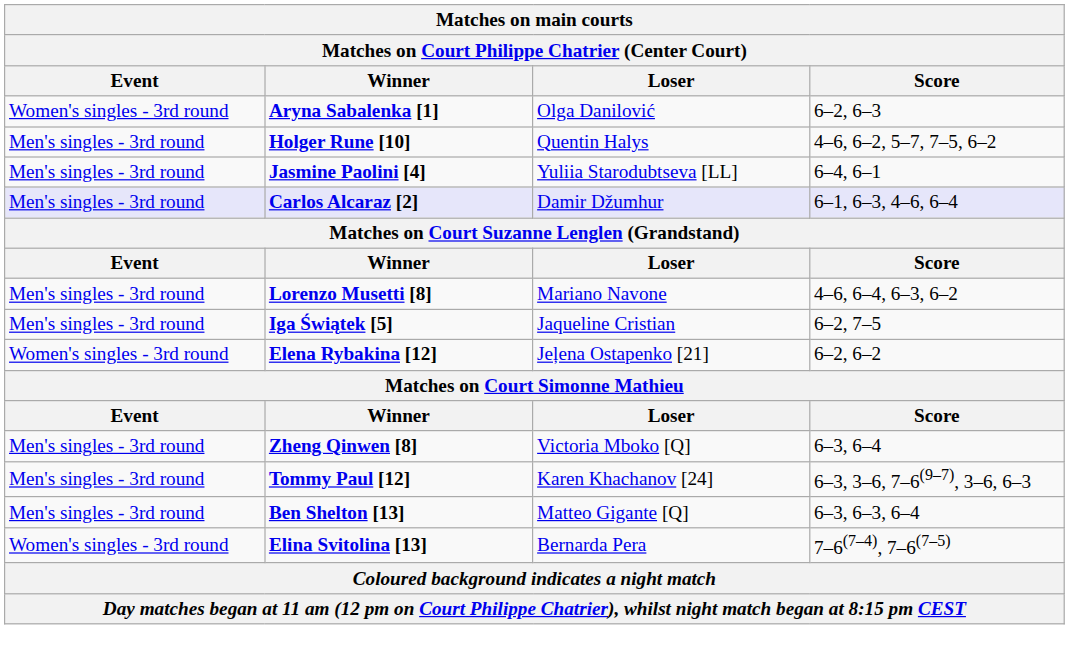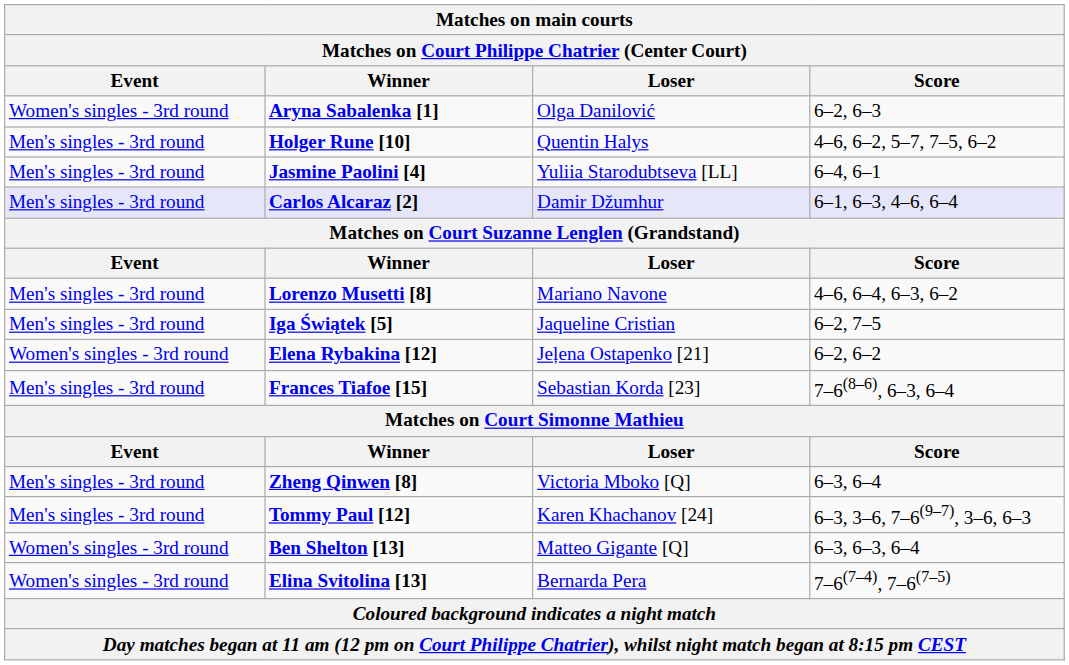+ row: (348, 387)
(107, 512) Men's singles - 3rd round -> (119, 547) Women's singles - 3rd round
